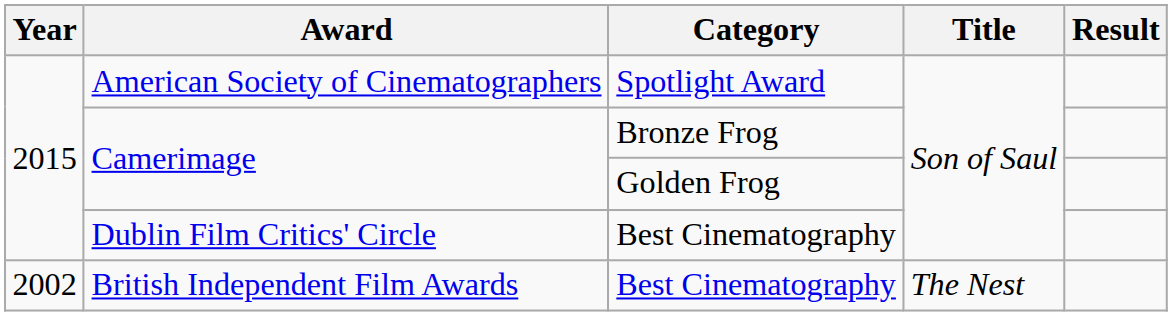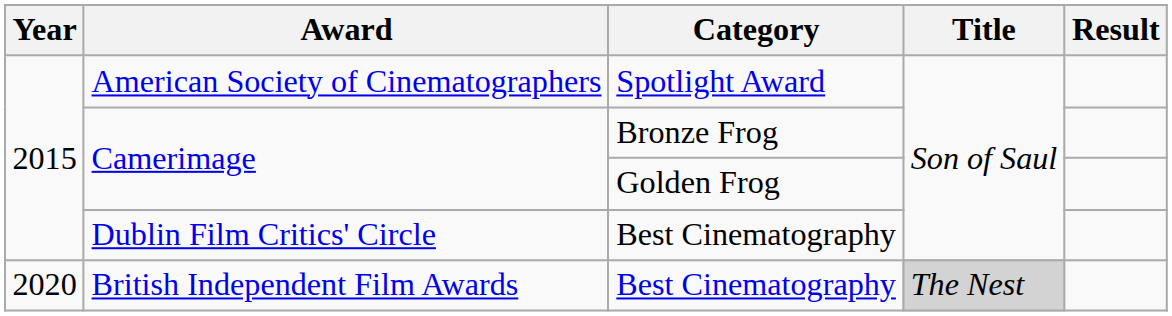(45, 285) 2002 -> (45, 285) 2020
(967, 285) no background -> (967, 285) lightgrey background
